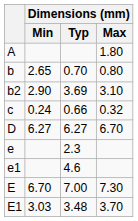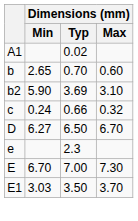- row: (11, 52)
+ row: (15, 52)
(111, 71) 0.80 -> (111, 71) 0.60
(40, 91) 2.90 -> (40, 91) 5.90
(75, 129) 6.27 -> (75, 129) 6.50
- row: (14, 168)
(75, 206) 3.48 -> (75, 187) 3.50
